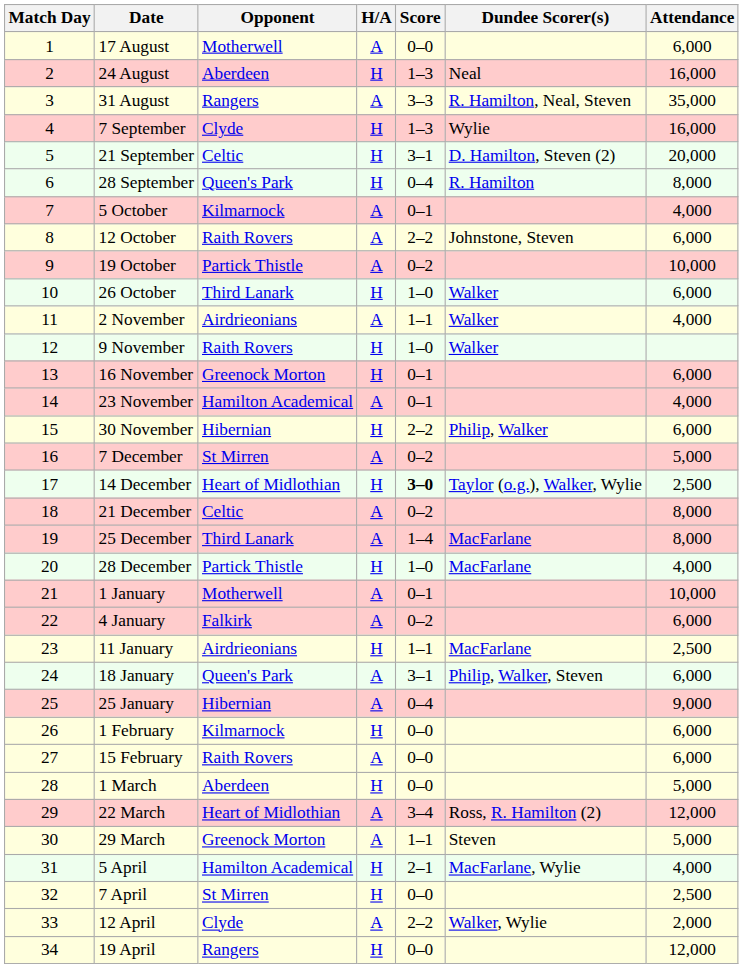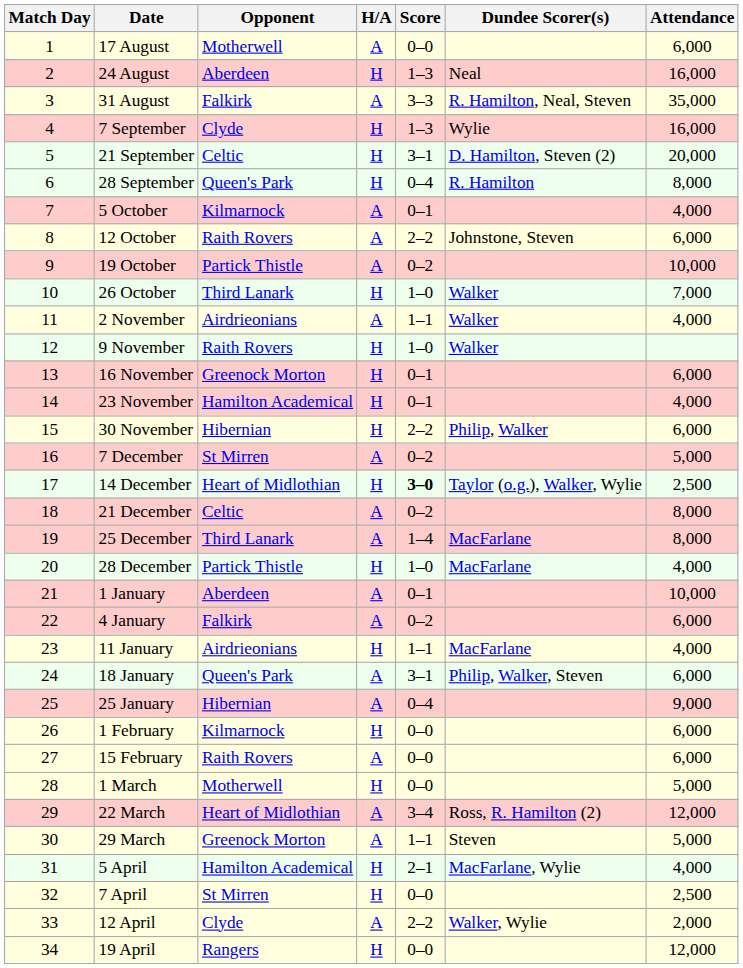(230, 100) Rangers -> (227, 100) Falkirk
(692, 292) 6,000 -> (692, 292) 7,000
(376, 401) A -> (376, 401) H
(242, 593) Motherwell -> (236, 593) Aberdeen
(692, 648) 2,500 -> (692, 648) 4,000
(236, 785) Aberdeen -> (242, 785) Motherwell
